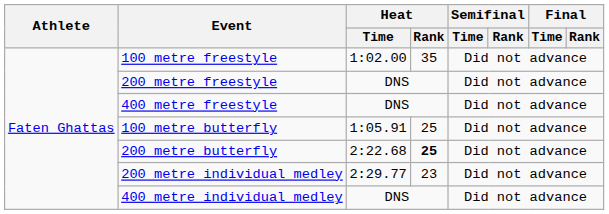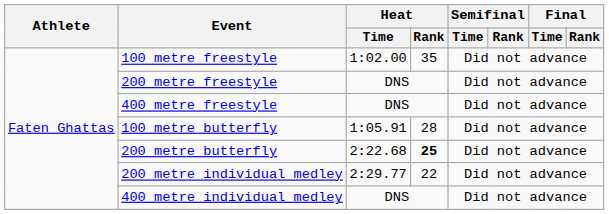(429, 128) 25 -> (429, 128) 28
(429, 174) 23 -> (429, 174) 22
